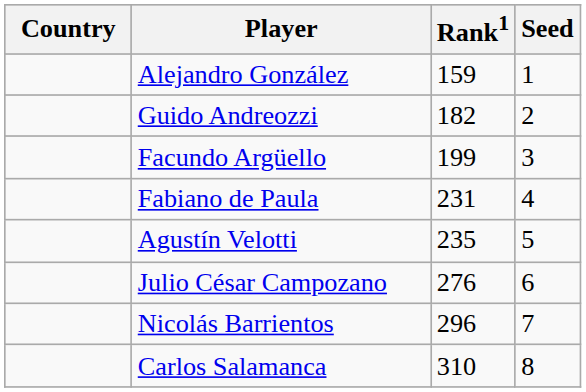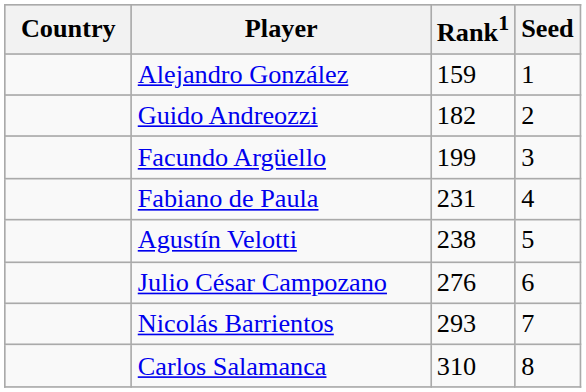(457, 240) 235 -> (457, 240) 238
(457, 323) 296 -> (457, 323) 293
